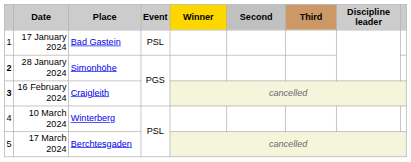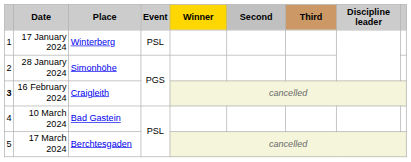(96, 42) Bad Gastein -> (93, 42) Winterberg
(9, 67) bold -> (9, 67) normal
(93, 118) Winterberg -> (96, 118) Bad Gastein
